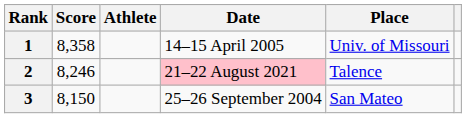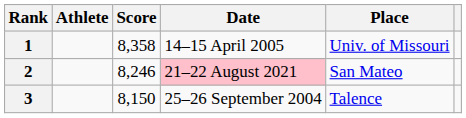columns swapped: (76, 17) <-> (130, 17)
(356, 71) Talence -> (366, 71) San Mateo
(366, 98) San Mateo -> (356, 98) Talence
